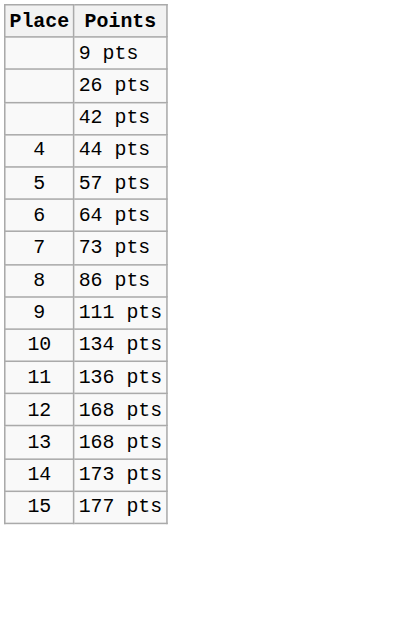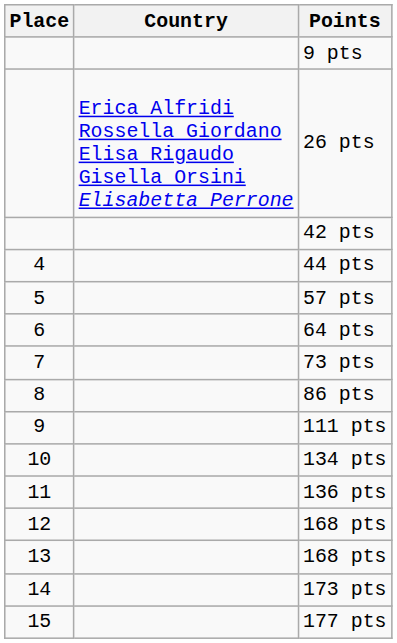+ column: (186, 21)
